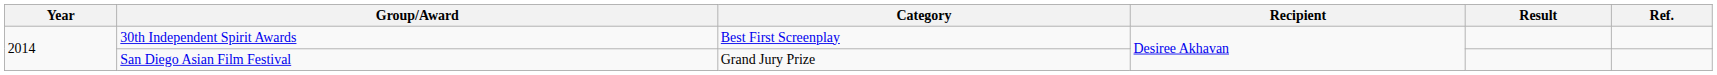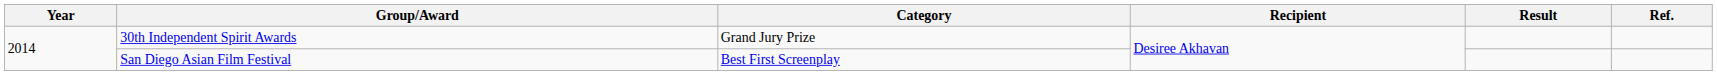(780, 37) Best First Screenplay -> (768, 37) Grand Jury Prize
(768, 59) Grand Jury Prize -> (780, 59) Best First Screenplay
